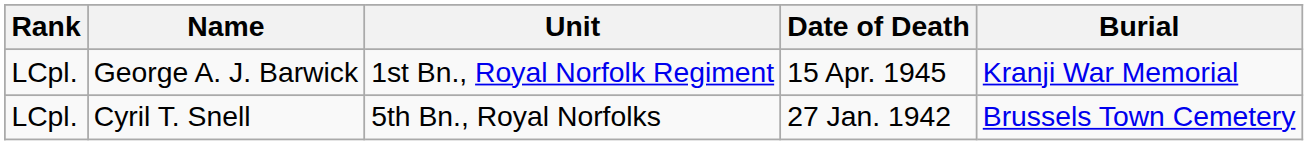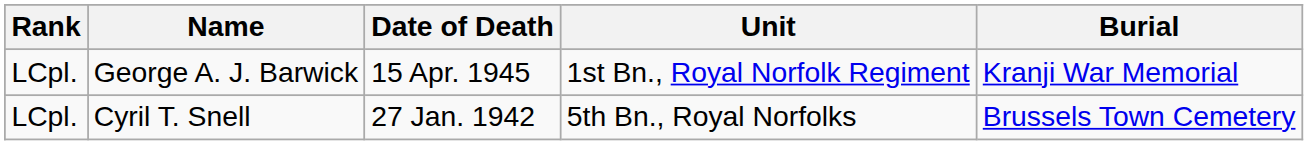columns swapped: (573, 26) <-> (878, 26)
